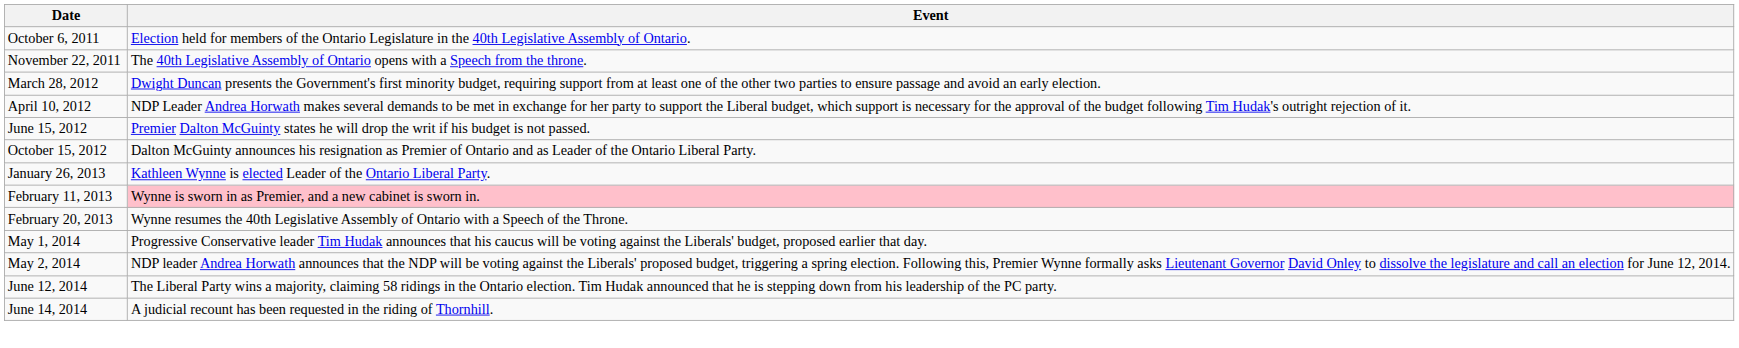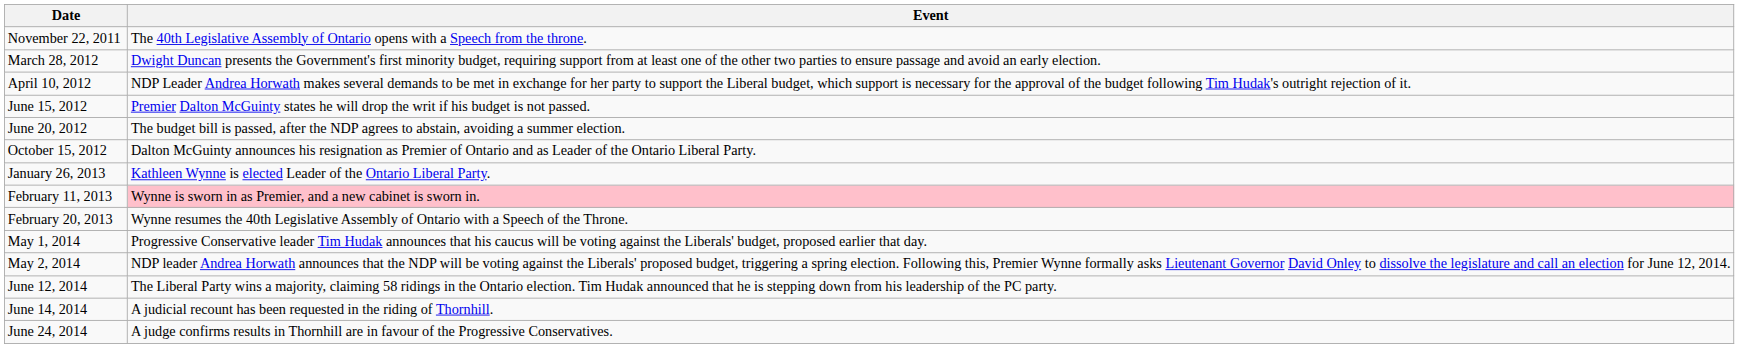- row: (54, 38)
+ row: (47, 128)
+ row: (47, 331)
